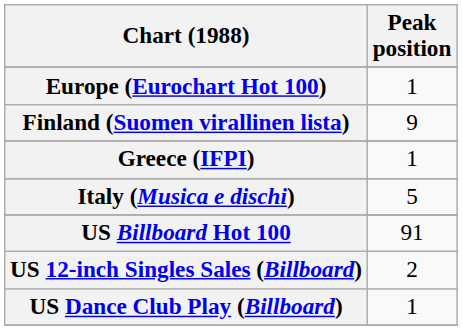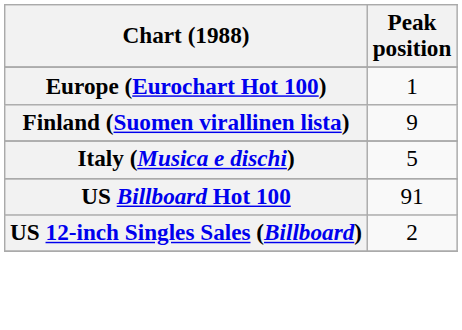- row: (186, 159)
- row: (186, 306)
